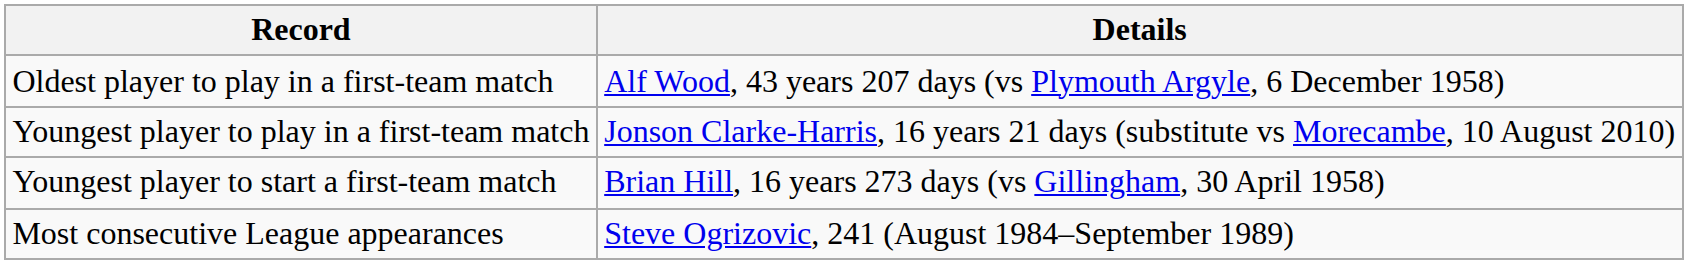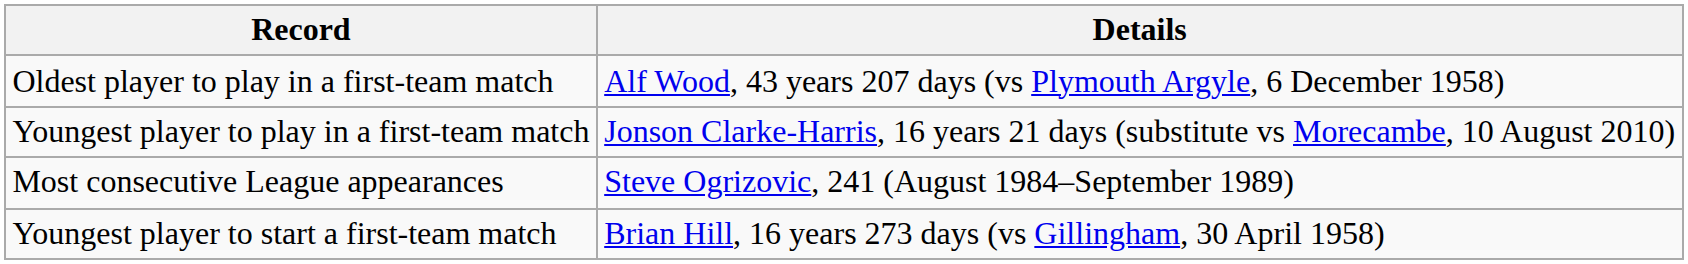rows swapped: (284, 182) <-> (258, 232)
